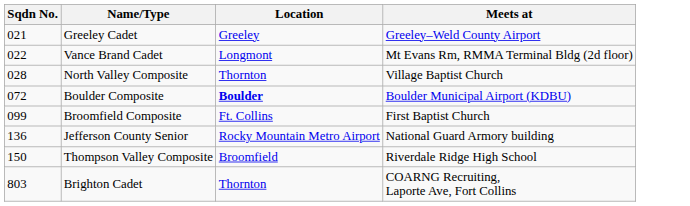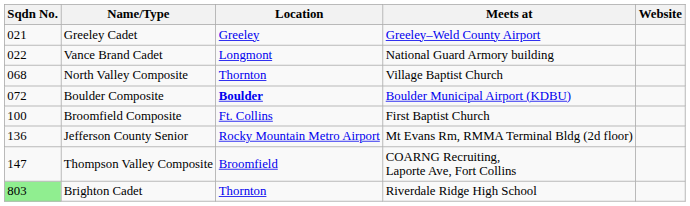+ column: (660, 14)
(509, 55) Mt Evans Rm, RMMA Terminal Bldg (2d floor) -> (470, 55) National Guard Armory building
(17, 75) 028 -> (17, 75) 068
(17, 116) 099 -> (17, 116) 100
(470, 136) National Guard Armory building -> (509, 136) Mt Evans Rm, RMMA Terminal Bldg (2d floor)
(17, 156) 150 -> (17, 163) 147
(461, 156) Riverdale Ridge High School -> (451, 163) COARNG Recruiting, Laporte Ave, Fort Collins
(17, 184) no background -> (17, 191) lightgreen background
(451, 184) COARNG Recruiting, Laporte Ave, Fort Collins -> (461, 191) Riverdale Ridge High School
